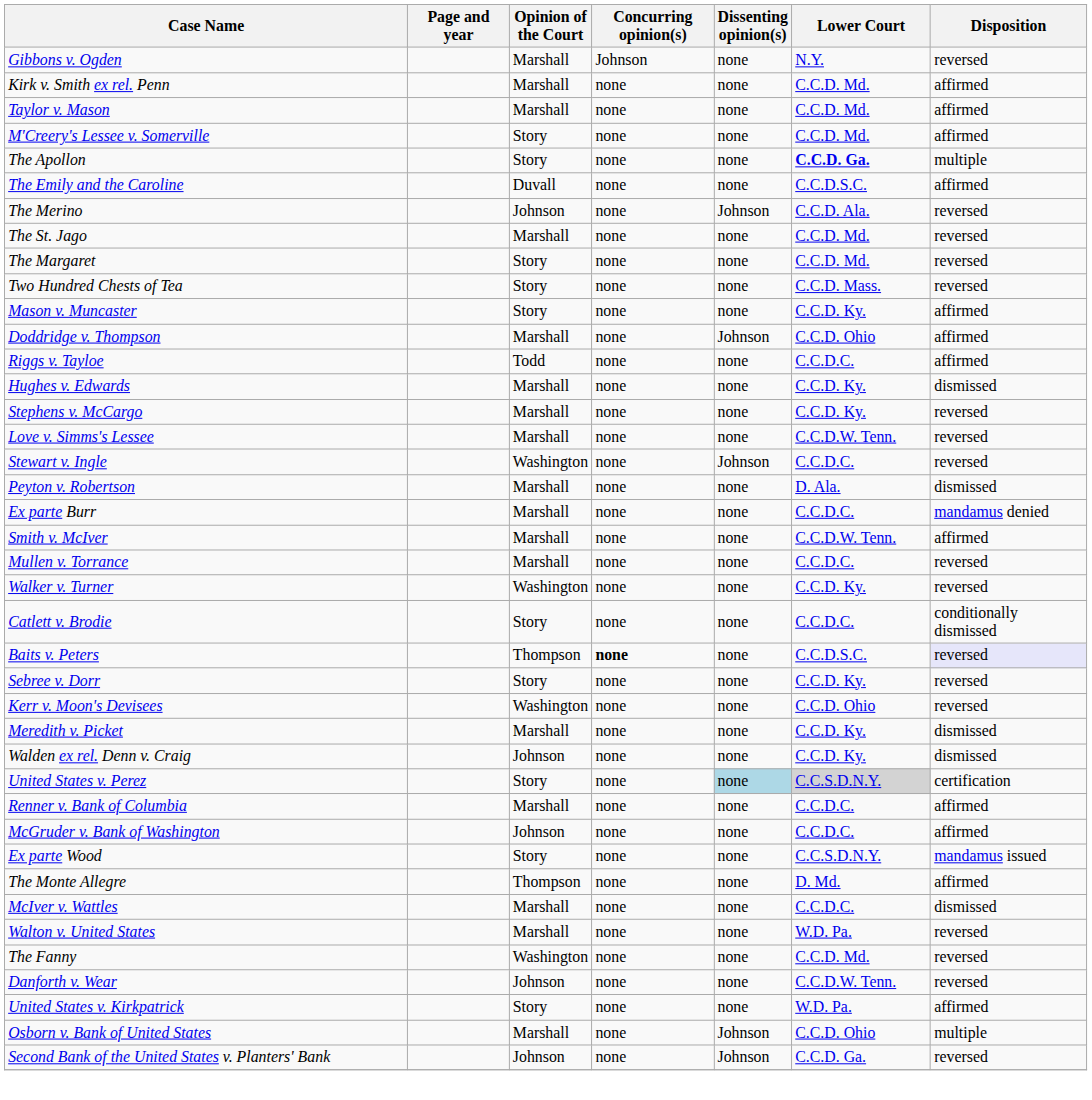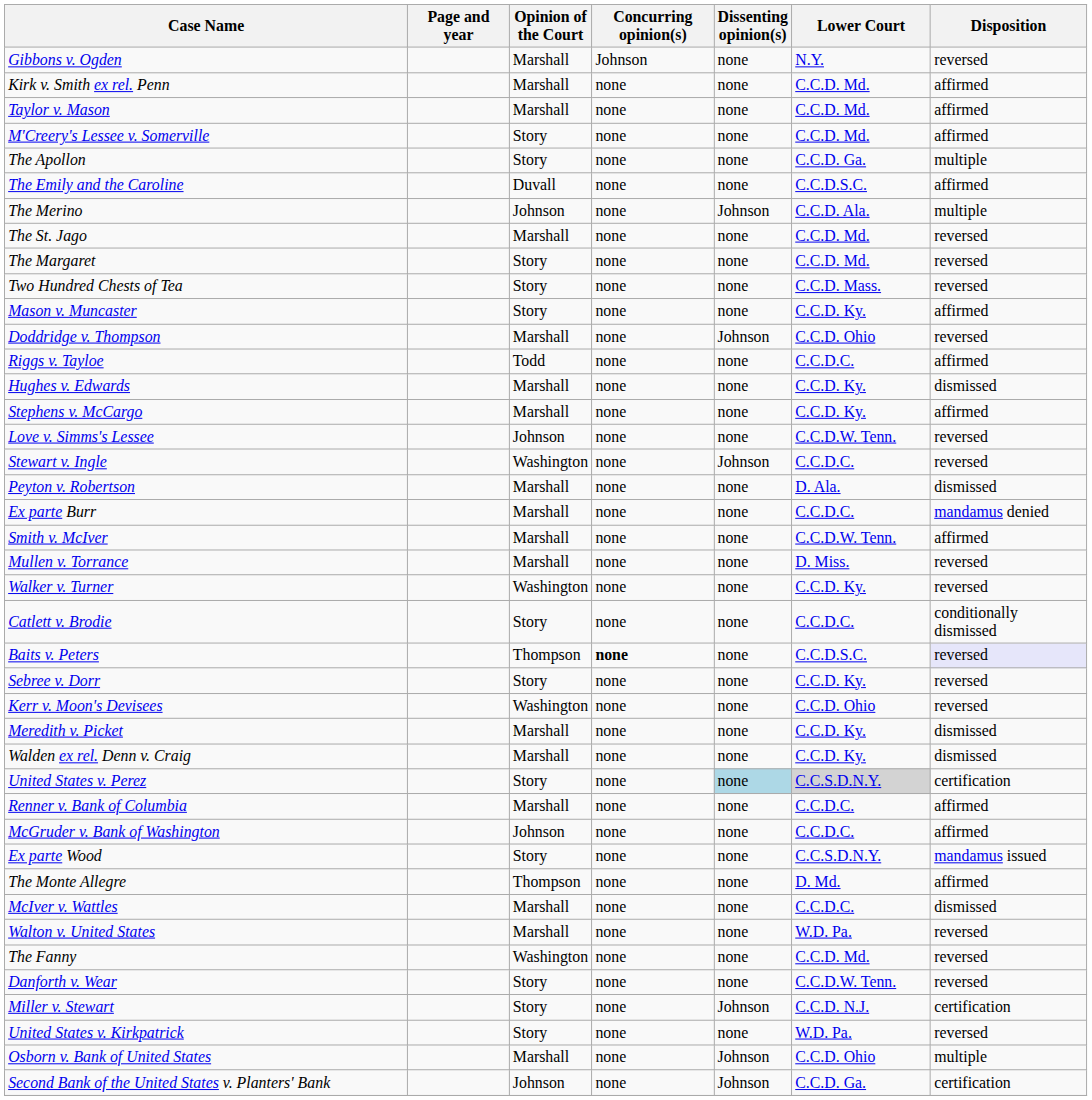(832, 160) bold -> (831, 160) normal
(961, 210) reversed -> (961, 210) multiple
(961, 336) affirmed -> (961, 336) reversed
(961, 411) reversed -> (961, 411) affirmed
(541, 436) Marshall -> (539, 436) Johnson
(825, 562) C.C.D.C. -> (822, 562) D. Miss.
(539, 756) Johnson -> (541, 756) Marshall
(539, 982) Johnson -> (530, 982) Story
+ row: (61, 1007)
(961, 1007) affirmed -> (961, 1032) reversed
(961, 1057) reversed -> (972, 1082) certification
